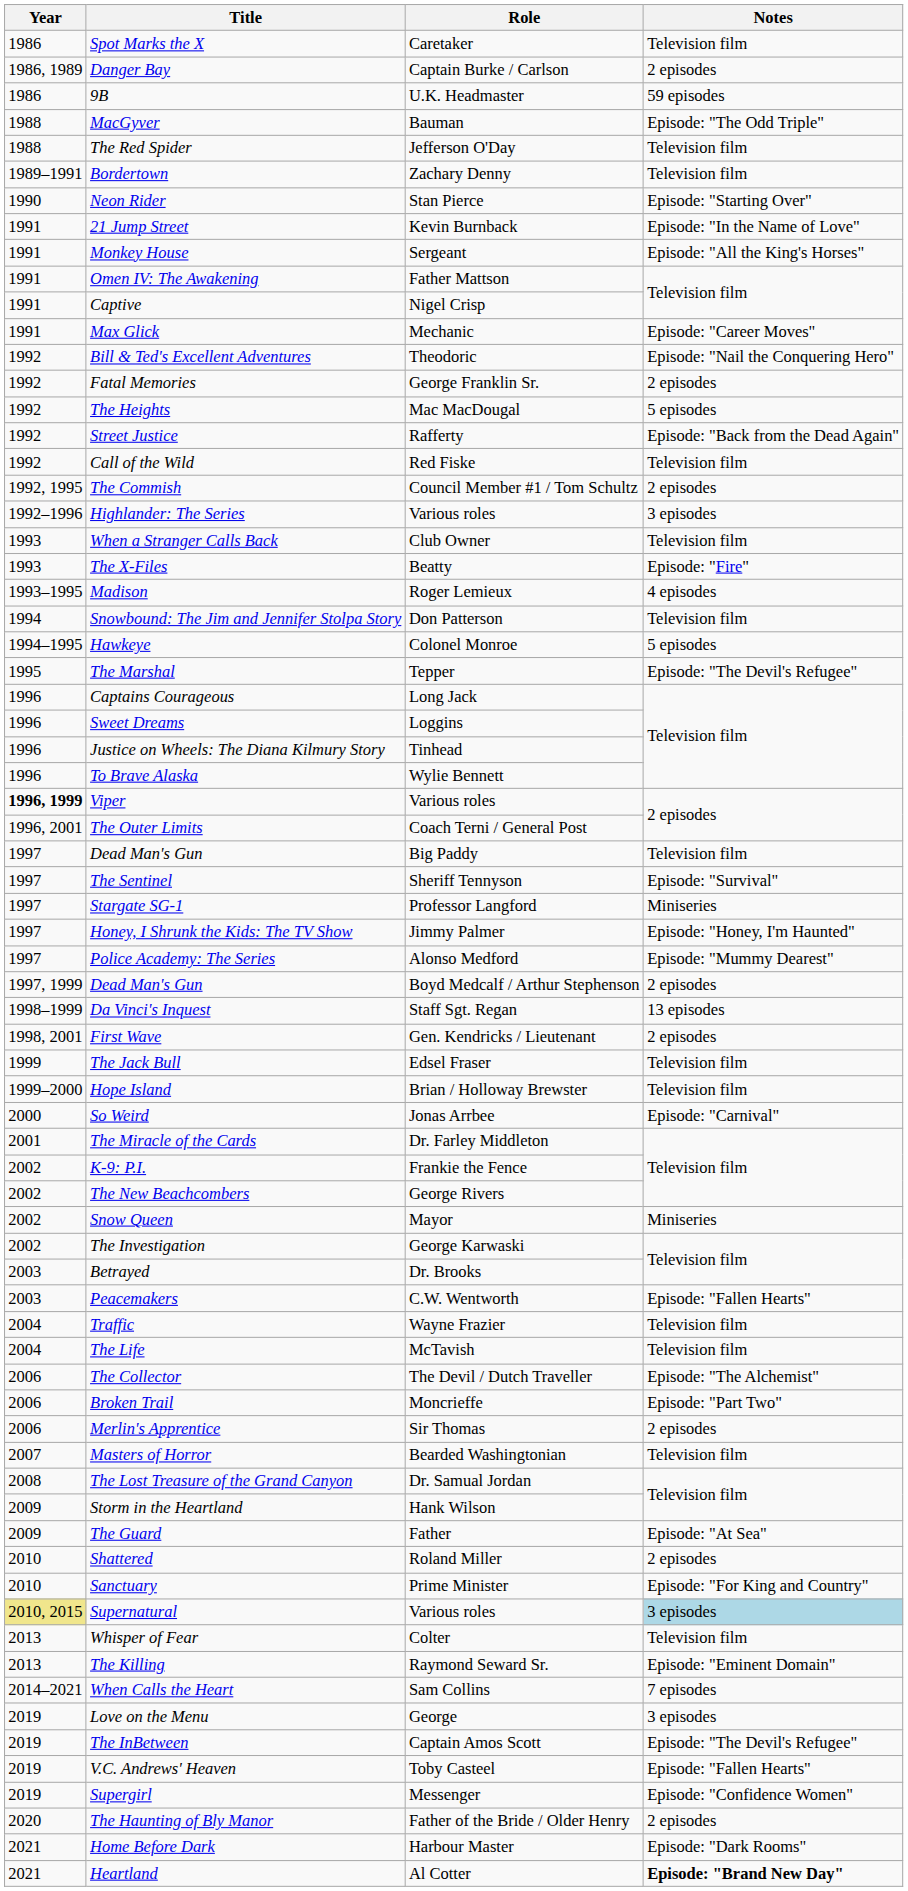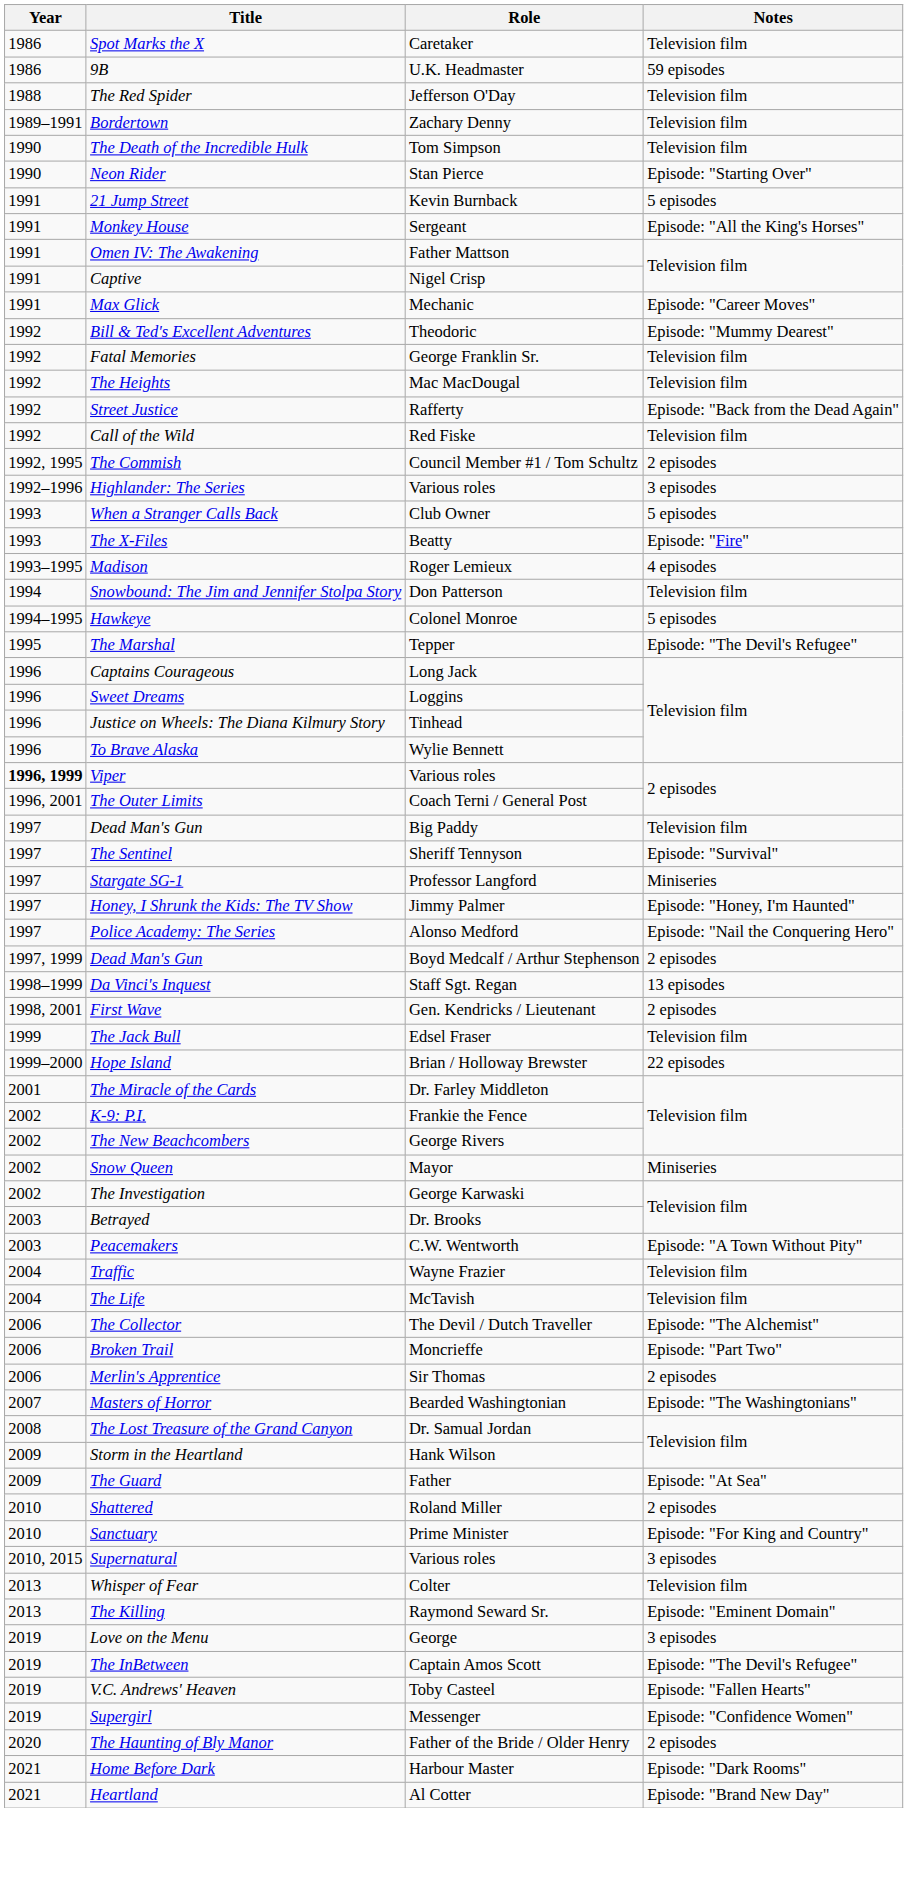- row: (130, 69)
- row: (125, 122)
+ row: (199, 148)
(753, 226) Episode: "In the Name of Love" -> (682, 200) 5 episodes
(771, 357) Episode: "Nail the Conquering Hero" -> (740, 331) Episode: "Mummy Dearest"
(682, 383) 2 episodes -> (697, 357) Television film
(682, 409) 5 episodes -> (697, 383) Television film
(697, 540) Television film -> (682, 514) 5 episodes
(740, 958) Episode: "Mummy Dearest" -> (771, 932) Episode: "Nail the Conquering Hero"
(697, 1089) Television film -> (686, 1063) 22 episodes
- row: (119, 1115)
(729, 1298) Episode: "Fallen Hearts" -> (755, 1245) Episode: "A Town Without Pity"
(697, 1455) Television film -> (752, 1402) Episode: "The Washingtonians"
(45, 1611) khaki background -> (45, 1559) no background
(682, 1611) lightblue background -> (682, 1559) no background
- row: (162, 1690)
(745, 1873) bold -> (738, 1794) normal
